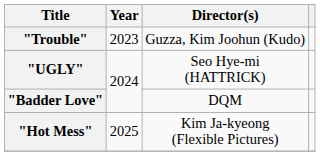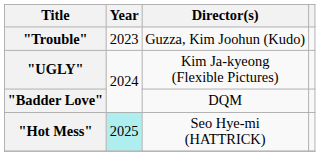(225, 69) Seo Hye-mi (HATTRICK) -> (225, 69) Kim Ja-kyeong (Flexible Pictures)
(124, 131) no background -> (124, 131) paleturquoise background
(225, 131) Kim Ja-kyeong (Flexible Pictures) -> (225, 131) Seo Hye-mi (HATTRICK)
